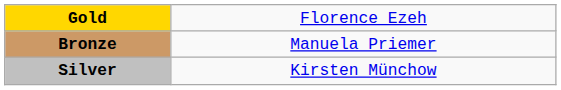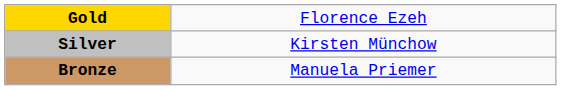rows swapped: (88, 71) <-> (88, 44)
